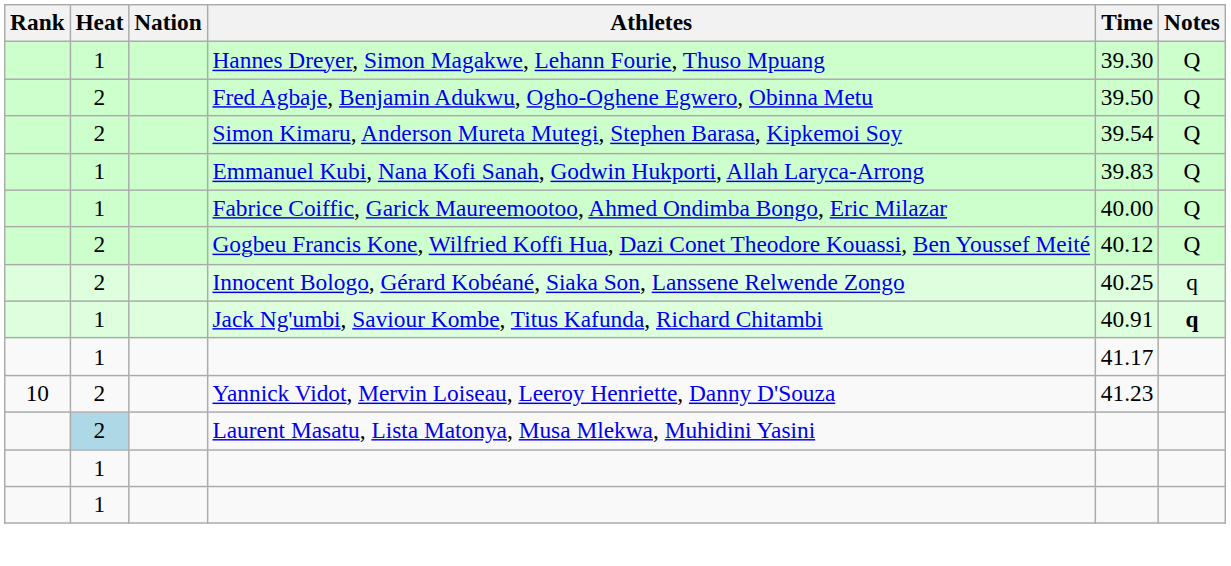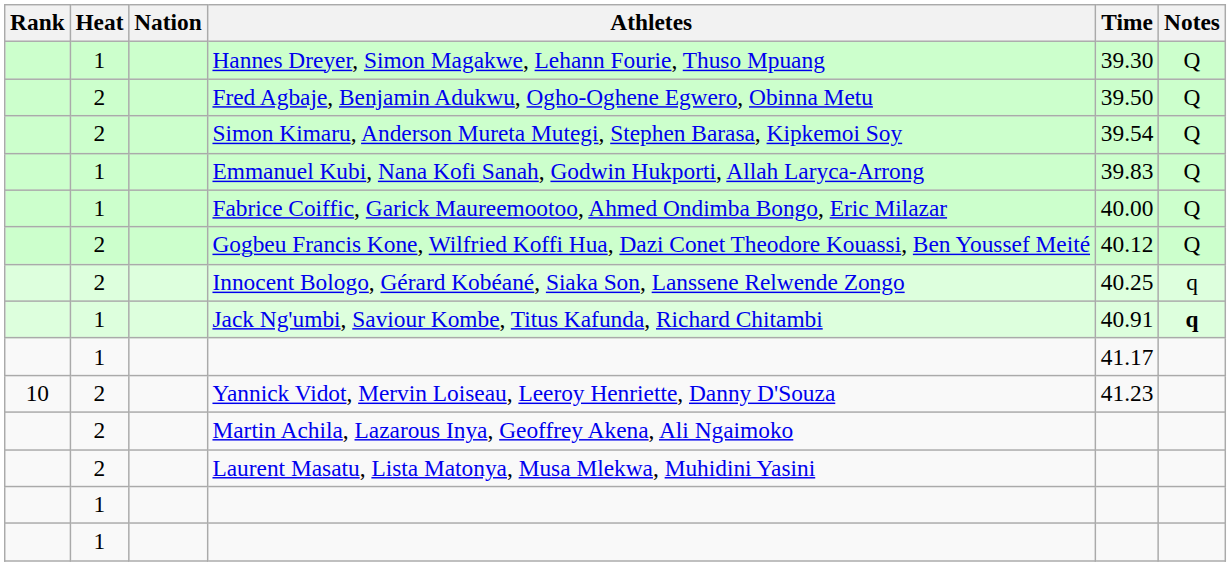+ row: (37, 431)
(99, 430) lightblue background -> (99, 467) no background
